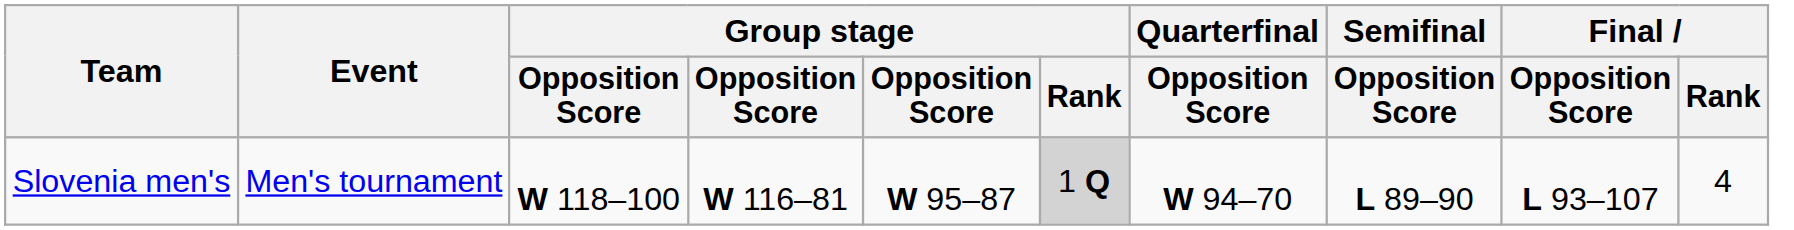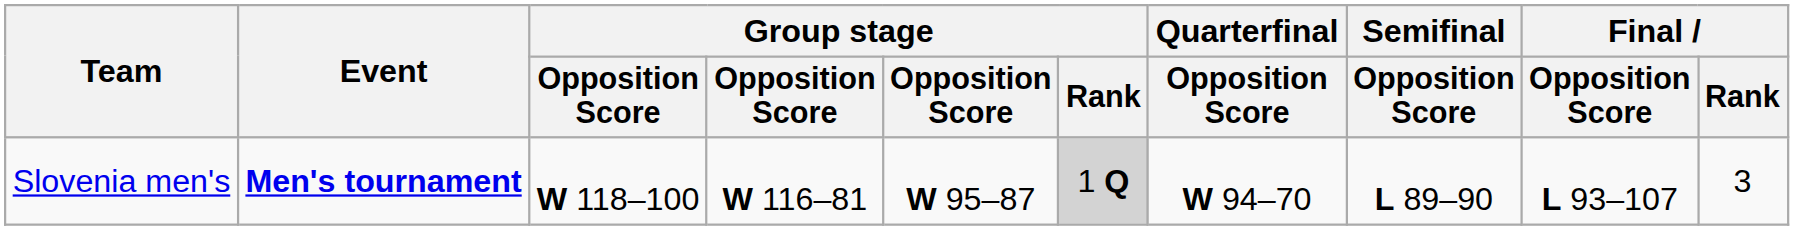(374, 182) normal -> (384, 182) bold
(1723, 182) 4 -> (1742, 182) 3
